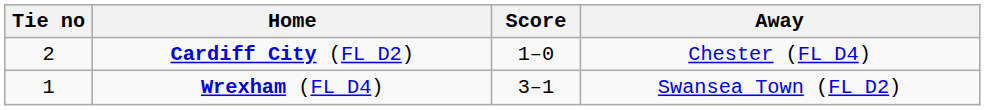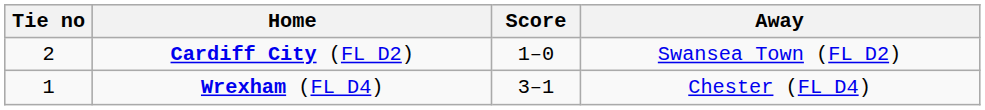(780, 54) Chester (FL D4) -> (780, 54) Swansea Town (FL D2)
(780, 87) Swansea Town (FL D2) -> (780, 87) Chester (FL D4)
